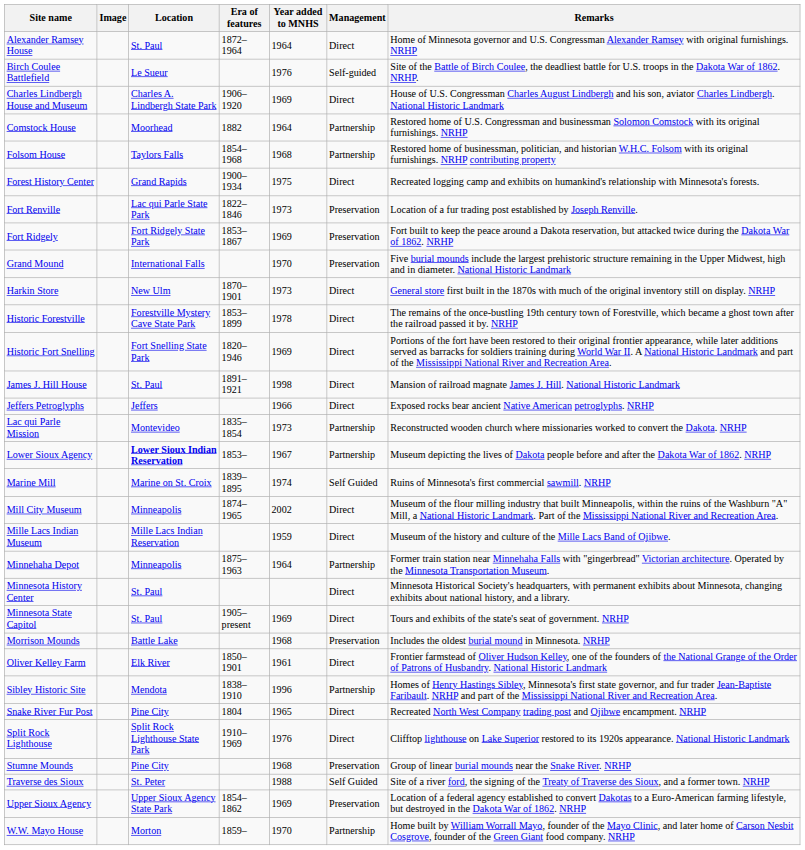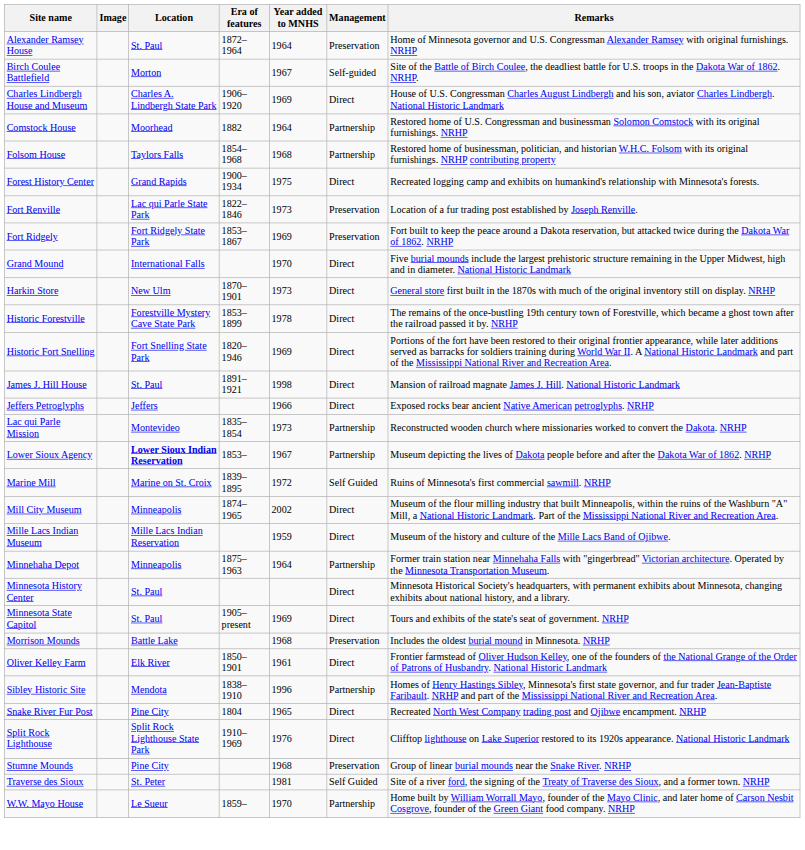(342, 45) Direct -> (354, 45) Preservation
(149, 72) Le Sueur -> (146, 72) Morton
(282, 72) 1976 -> (282, 72) 1967
(354, 264) Preservation -> (342, 264) Direct
(282, 482) 1974 -> (282, 482) 1972
(282, 782) 1988 -> (282, 782) 1981
- row: (49, 803)
(146, 831) Morton -> (149, 803) Le Sueur
